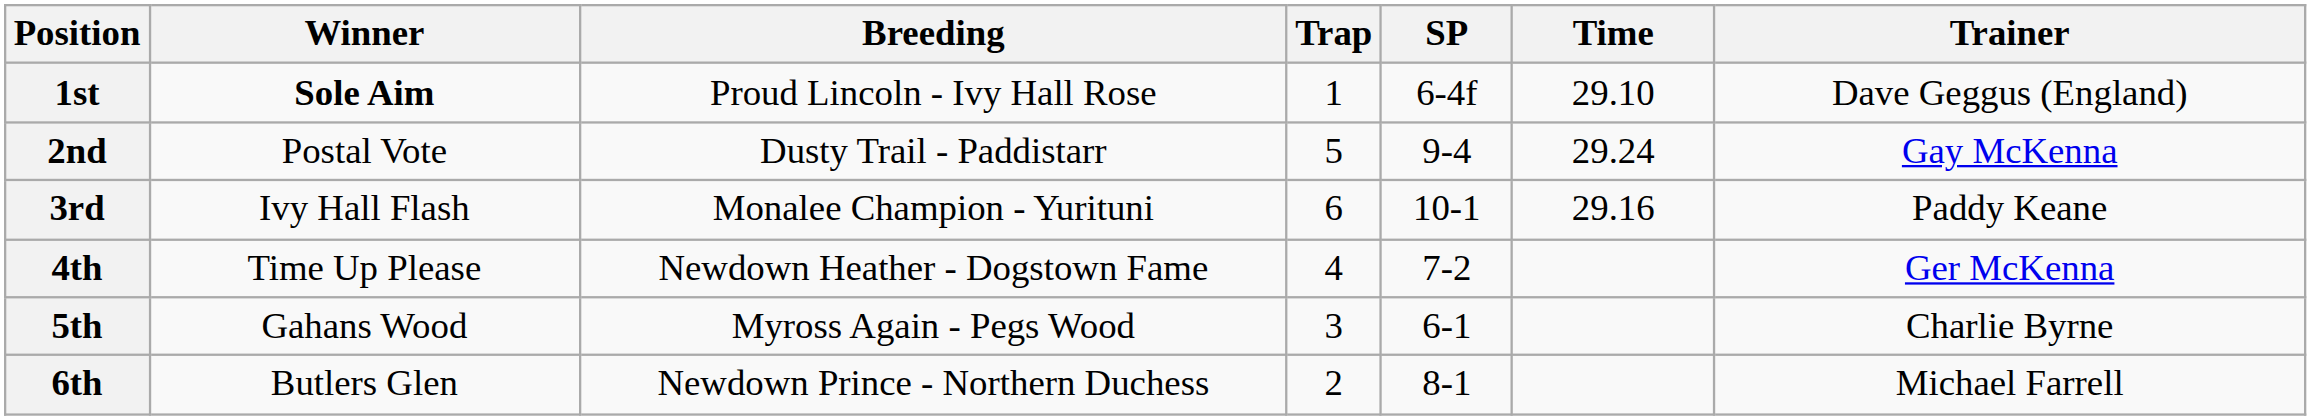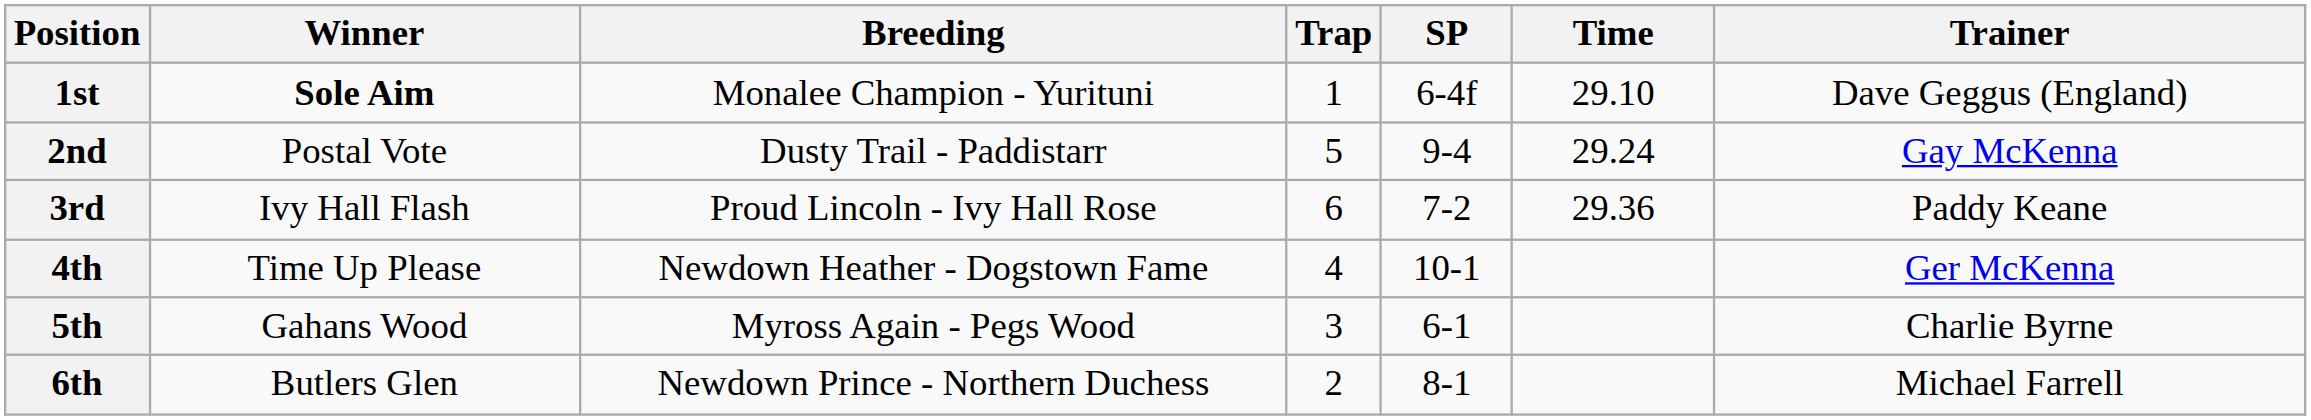(933, 92) Proud Lincoln - Ivy Hall Rose -> (933, 92) Monalee Champion - Yurituni
(933, 208) Monalee Champion - Yurituni -> (933, 208) Proud Lincoln - Ivy Hall Rose
(1447, 208) 10-1 -> (1447, 208) 7-2
(1613, 208) 29.16 -> (1613, 208) 29.36
(1447, 267) 7-2 -> (1447, 267) 10-1
